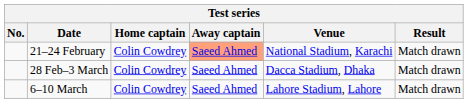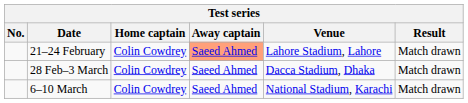(329, 51) National Stadium, Karachi -> (324, 51) Lahore Stadium, Lahore
(324, 88) Lahore Stadium, Lahore -> (329, 88) National Stadium, Karachi
